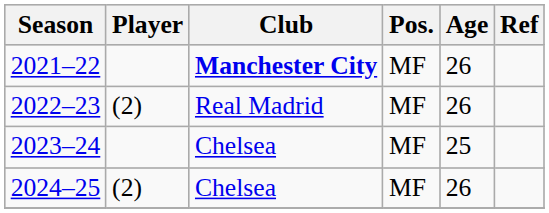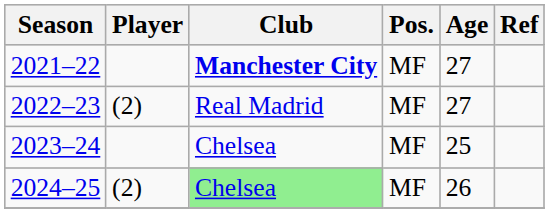(458, 65) 26 -> (458, 65) 27
(458, 106) 26 -> (458, 106) 27
(235, 187) no background -> (235, 187) lightgreen background
